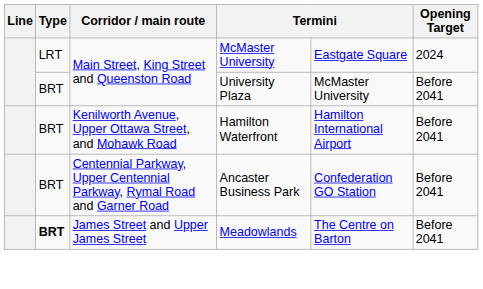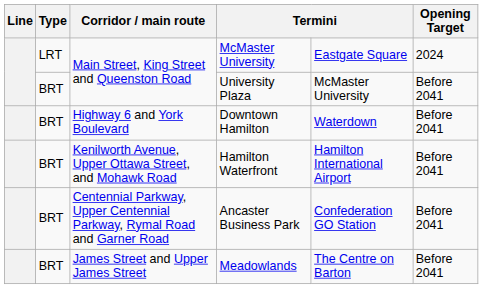+ row: (249, 122)
(52, 232) bold -> (51, 266) normal
